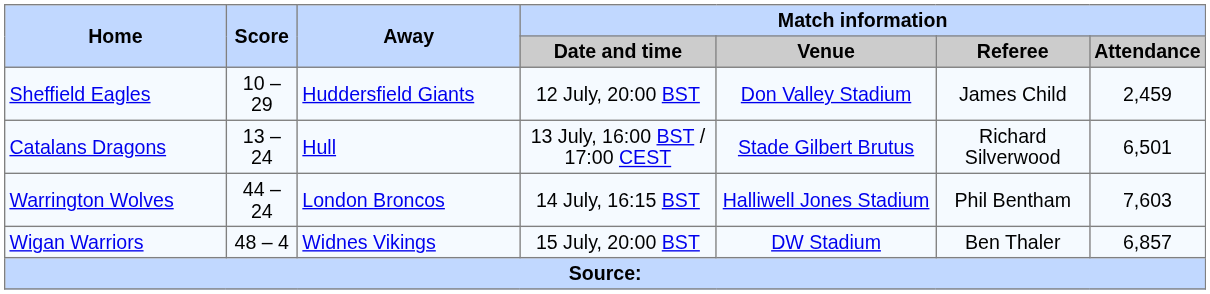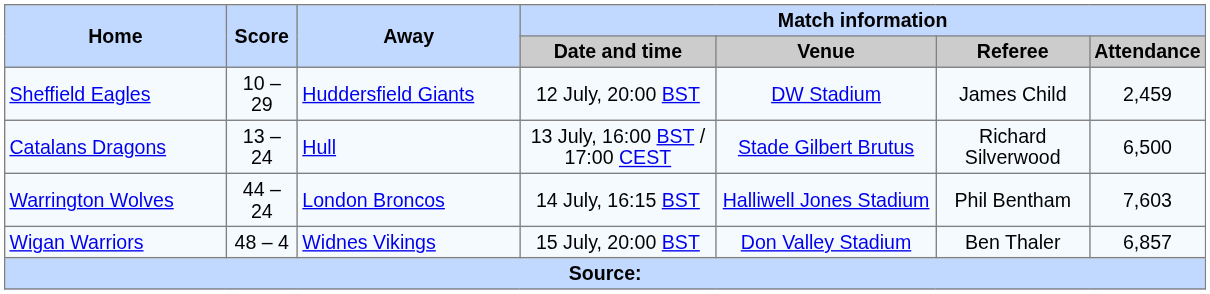(826, 94) Don Valley Stadium -> (826, 94) DW Stadium
(1147, 147) 6,501 -> (1147, 147) 6,500
(826, 242) DW Stadium -> (826, 242) Don Valley Stadium
